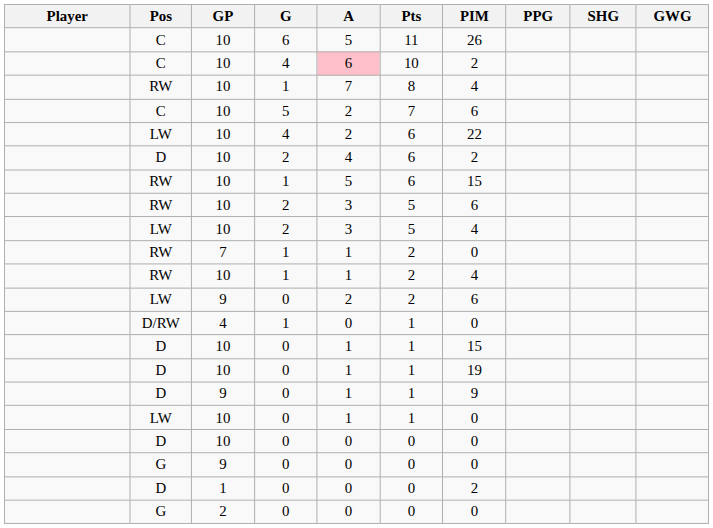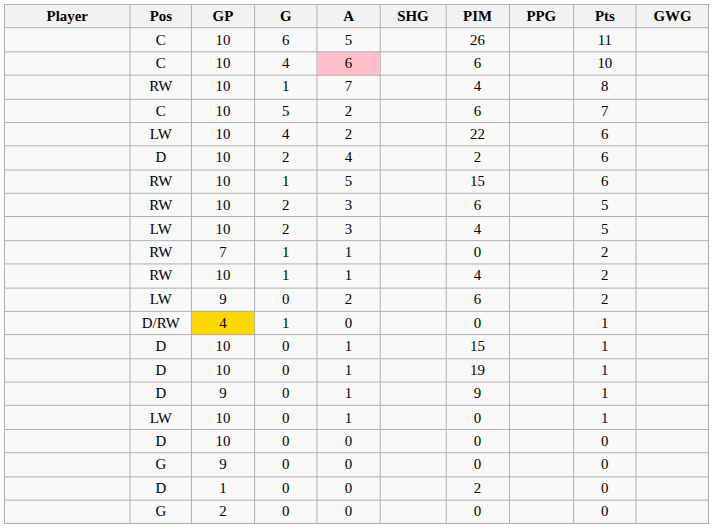columns swapped: (411, 16) <-> (603, 16)
(474, 63) 2 -> (478, 63) 6
(223, 323) no background -> (223, 323) gold background
